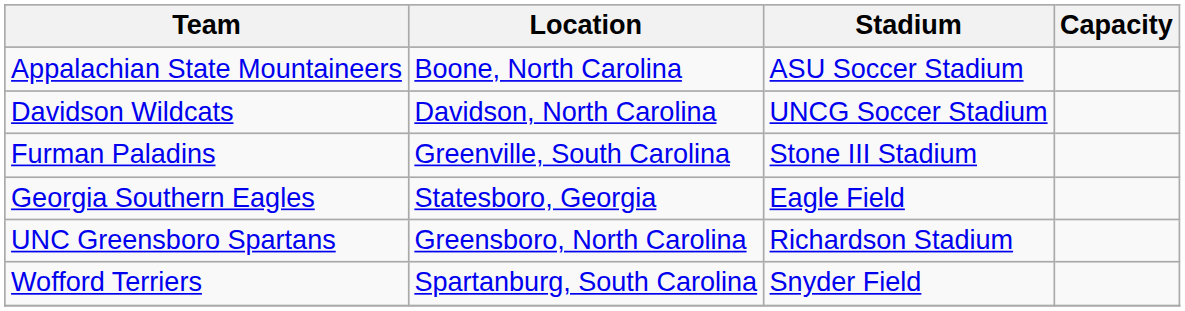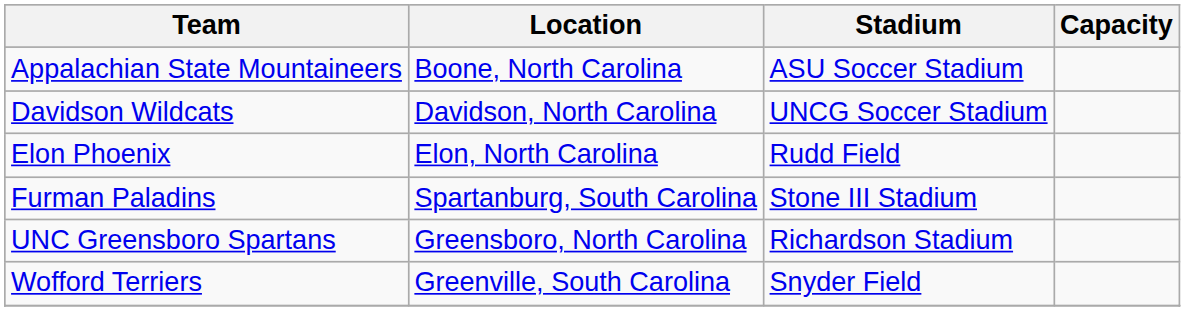+ row: (91, 154)
(572, 154) Greenville, South Carolina -> (586, 197) Spartanburg, South Carolina
- row: (163, 197)
(586, 283) Spartanburg, South Carolina -> (572, 283) Greenville, South Carolina
